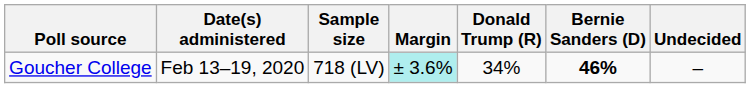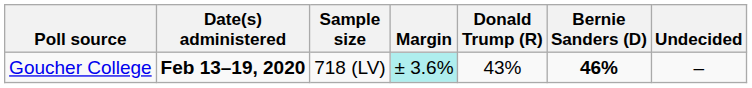(232, 68) normal -> (233, 68) bold
(501, 68) 34% -> (502, 68) 43%
